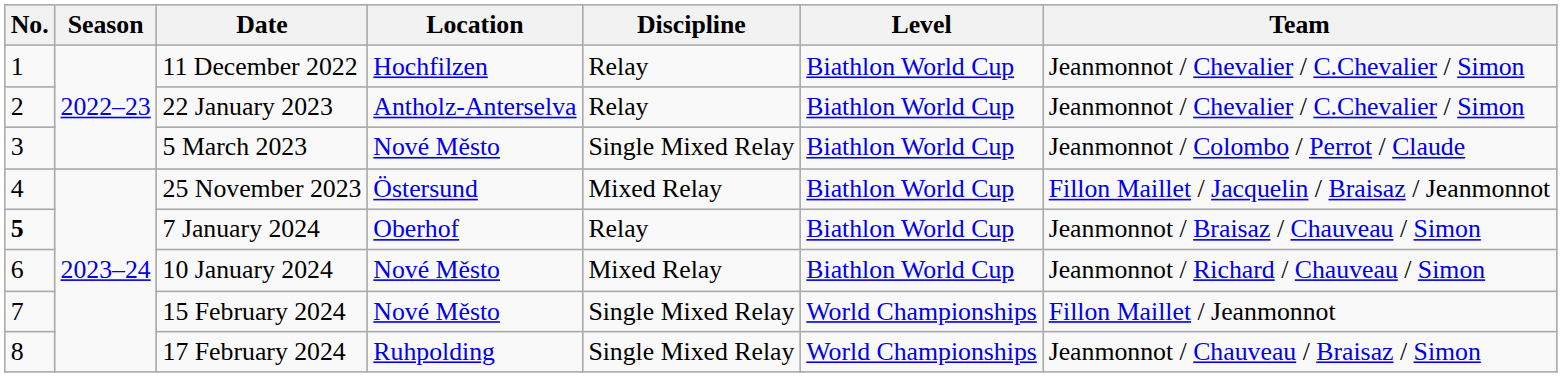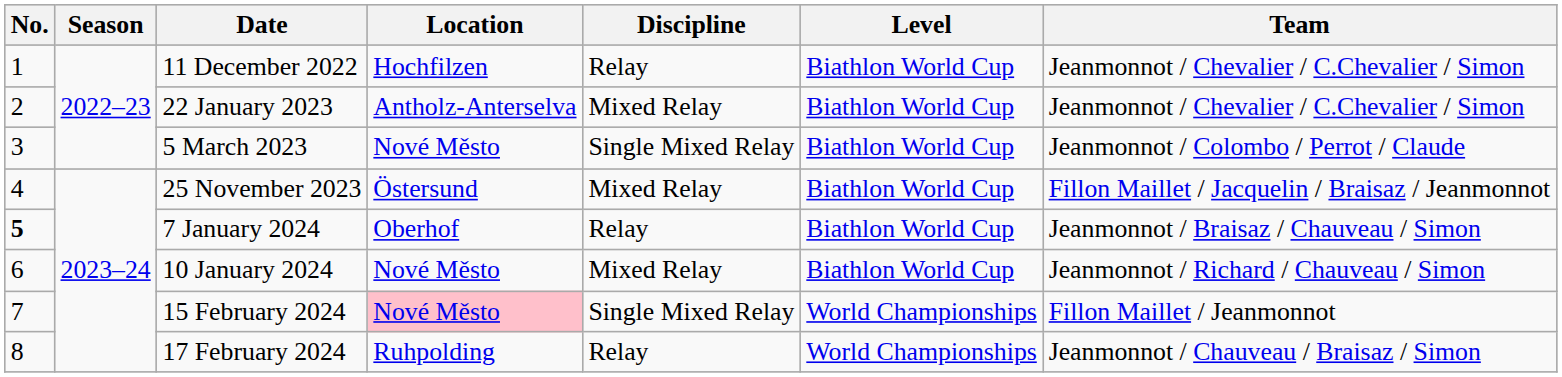(618, 106) Relay -> (655, 106) Mixed Relay
(437, 310) no background -> (437, 310) pink background
(691, 351) Single Mixed Relay -> (618, 351) Relay
